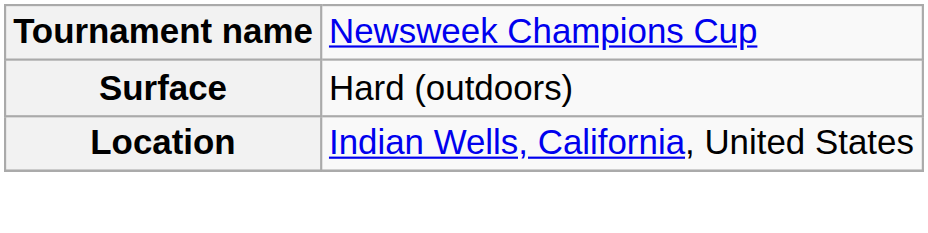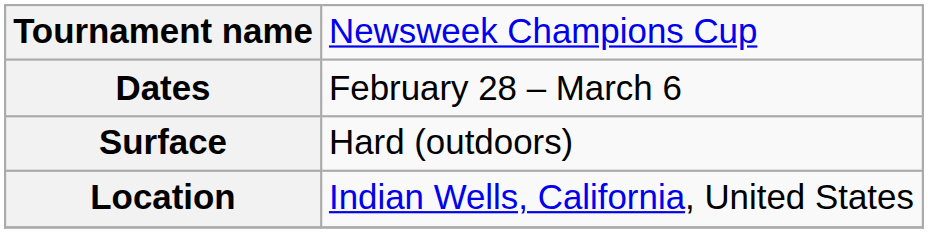+ row: (163, 87)
